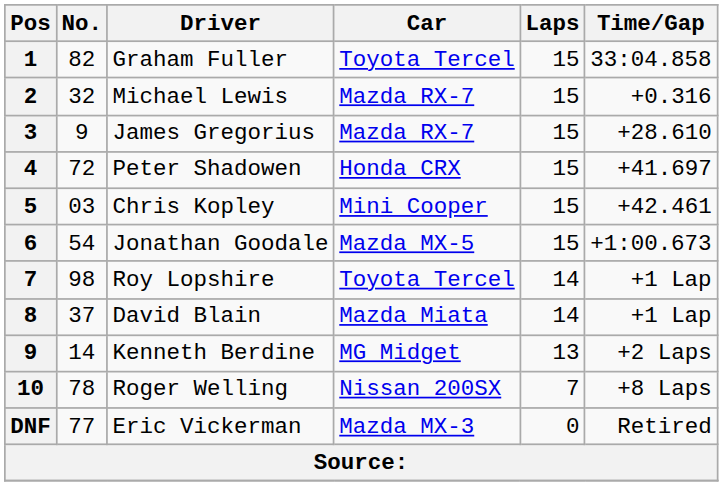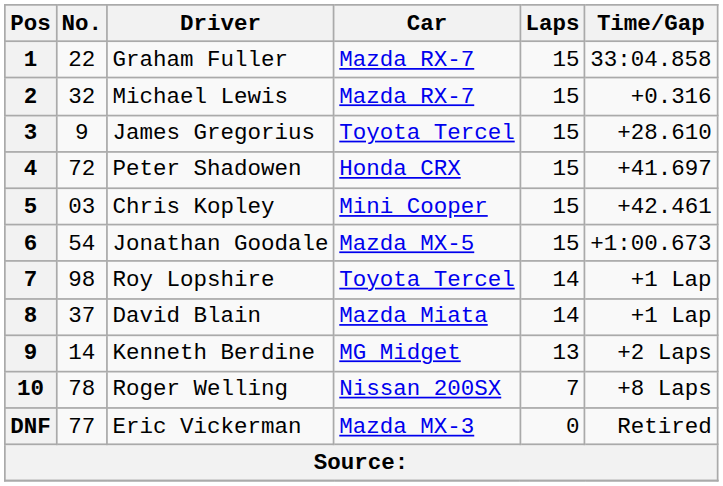(82, 60) 82 -> (82, 60) 22
(427, 60) Toyota Tercel -> (407, 60) Mazda RX-7
(407, 133) Mazda RX-7 -> (427, 133) Toyota Tercel
